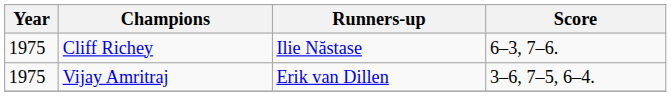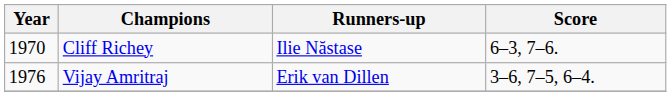(27, 47) 1975 -> (27, 47) 1970
(27, 76) 1975 -> (27, 76) 1976
